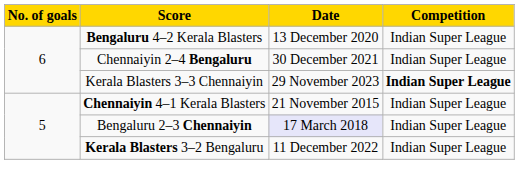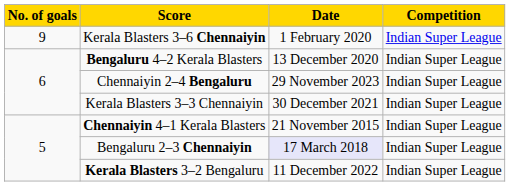+ row: (174, 37)
(326, 59) 30 December 2021 -> (326, 81) 29 November 2023
(326, 81) 29 November 2023 -> (326, 103) 30 December 2021
(448, 81) bold -> (444, 103) normal
